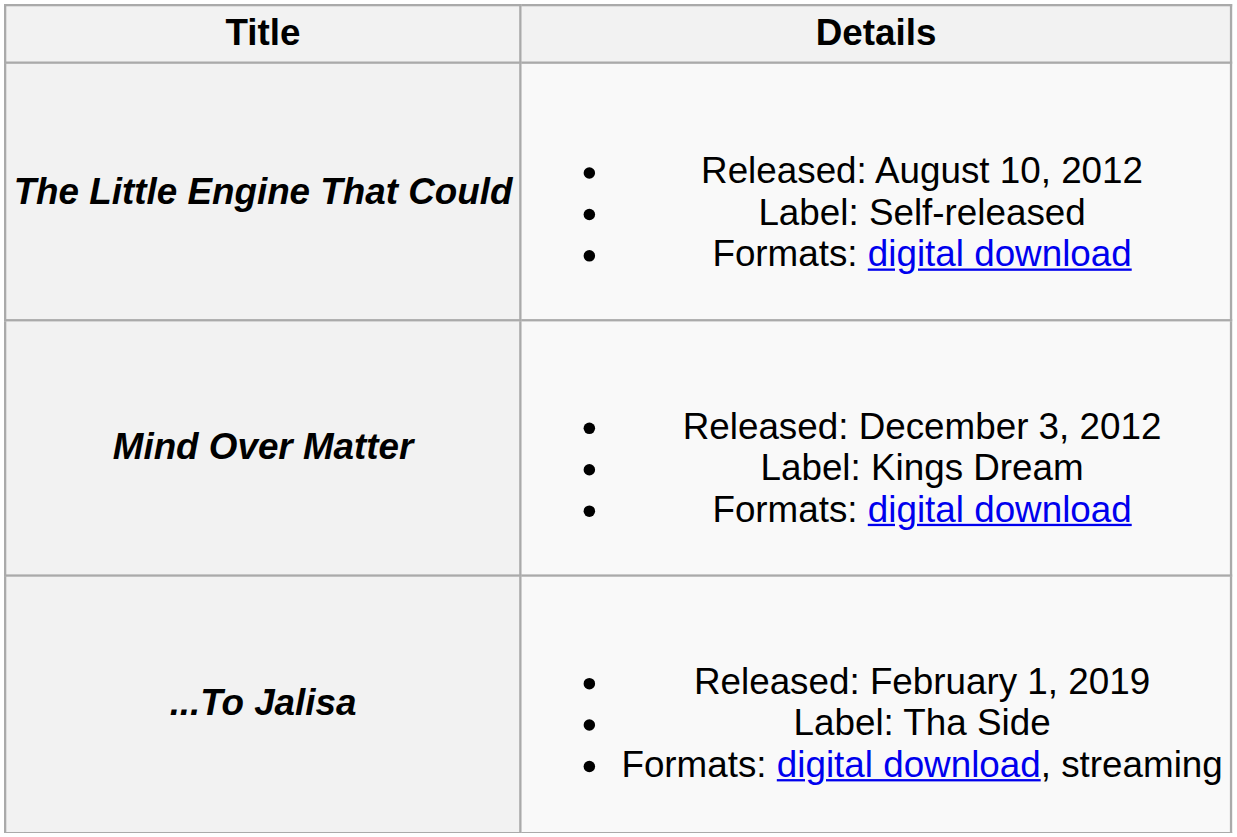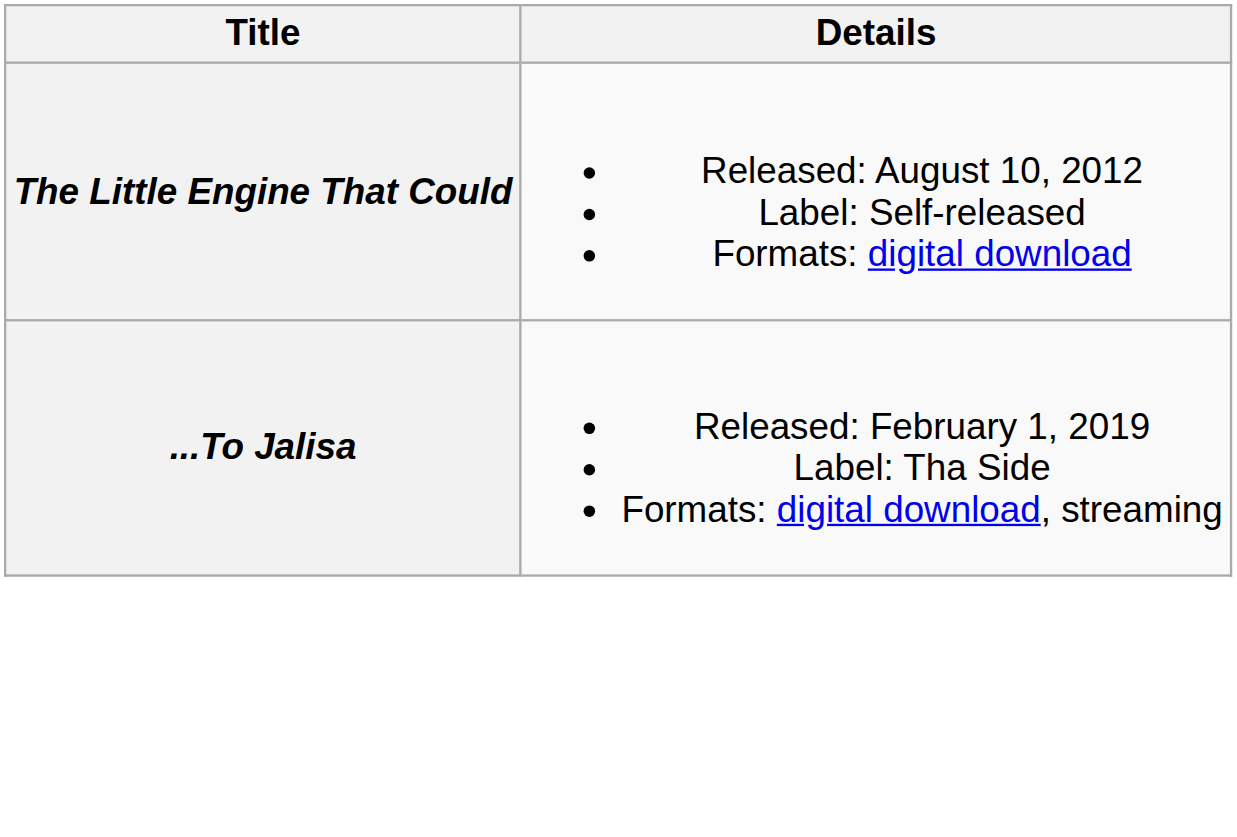- row: (263, 447)
